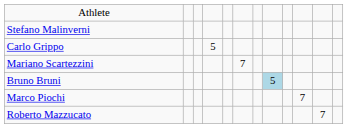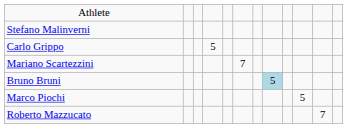(302, 98) 7 -> (302, 98) 5
